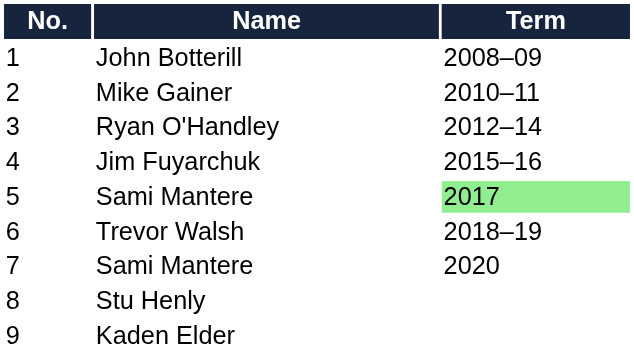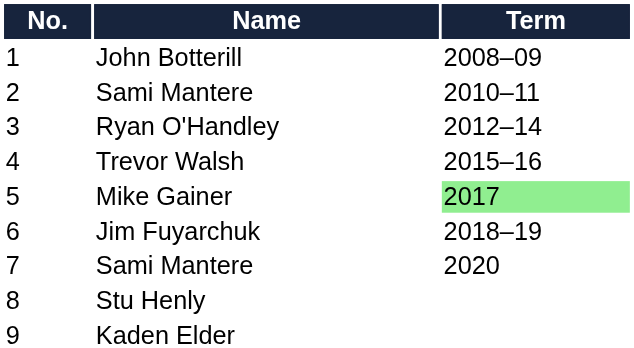(164, 92) Mike Gainer -> (175, 92) Sami Mantere
(178, 161) Jim Fuyarchuk -> (170, 161) Trevor Walsh
(175, 196) Sami Mantere -> (164, 196) Mike Gainer
(170, 231) Trevor Walsh -> (178, 231) Jim Fuyarchuk
